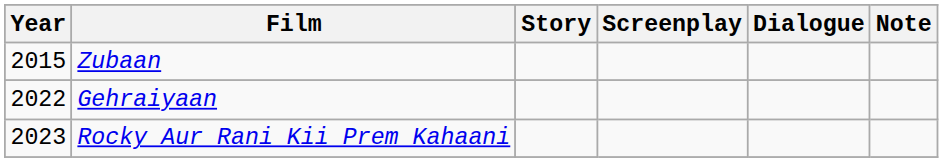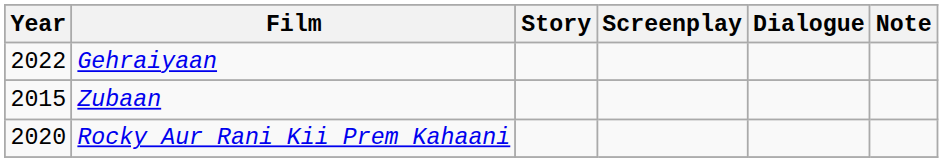rows swapped: (119, 62) <-> (147, 100)
(38, 138) 2023 -> (38, 138) 2020
